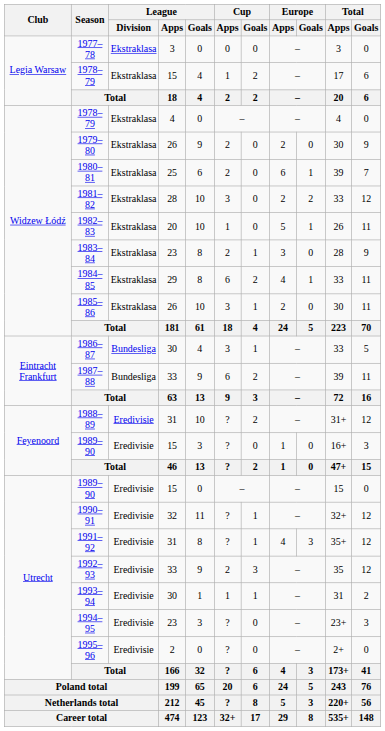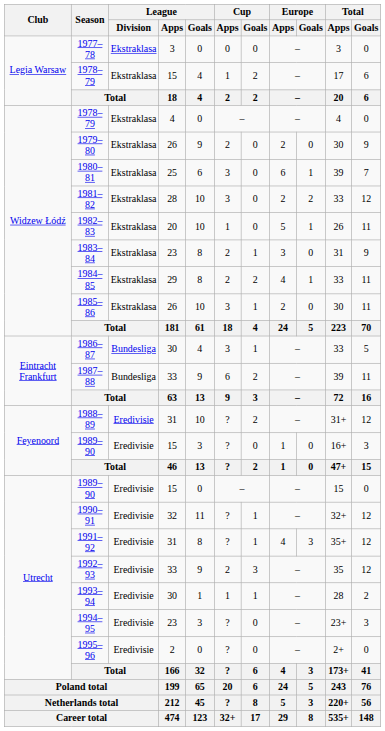(228, 172) 2 -> (228, 172) 3
(338, 253) 28 -> (338, 253) 31
(228, 280) 6 -> (228, 280) 2
(338, 596) 31 -> (338, 596) 28
